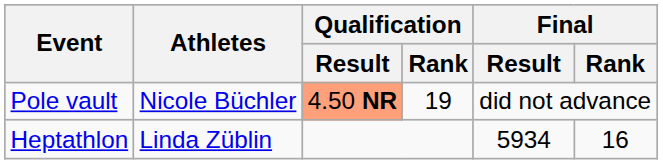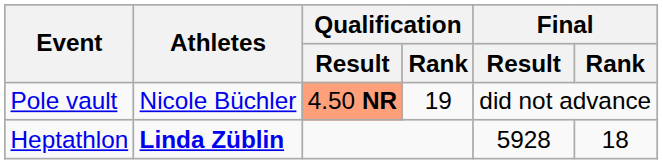(206, 140) normal -> (212, 140) bold
(524, 140) 5934 -> (524, 140) 5928
(615, 140) 16 -> (615, 140) 18
